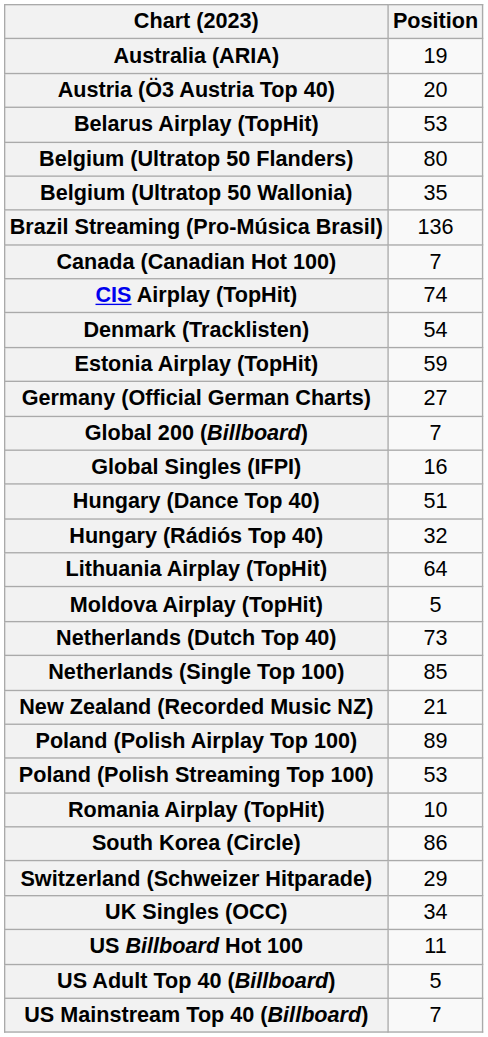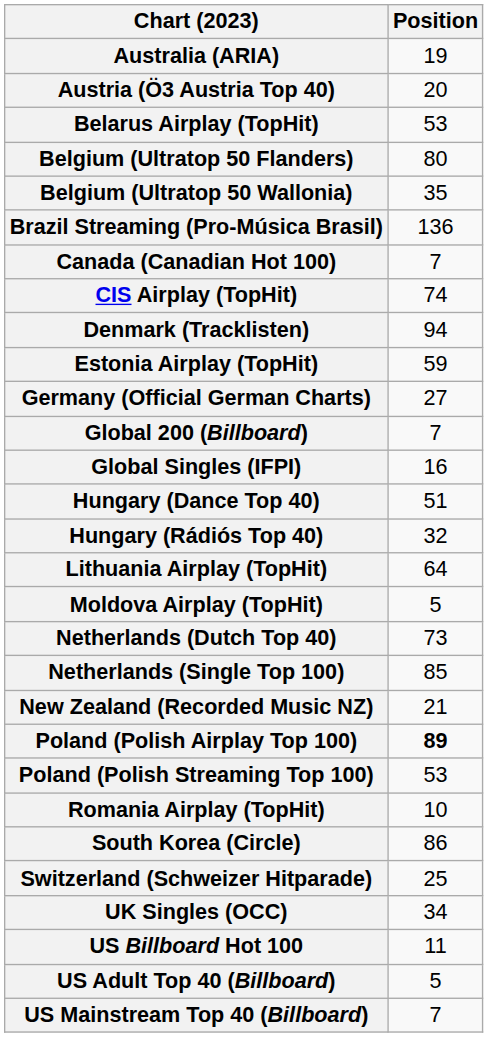(436, 329) 54 -> (436, 329) 94
(436, 741) normal -> (436, 741) bold
(436, 878) 29 -> (436, 878) 25
